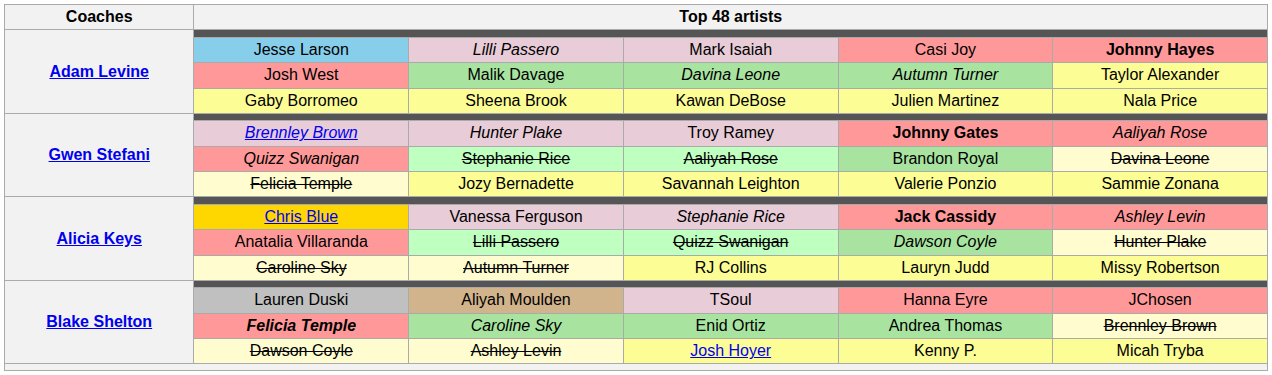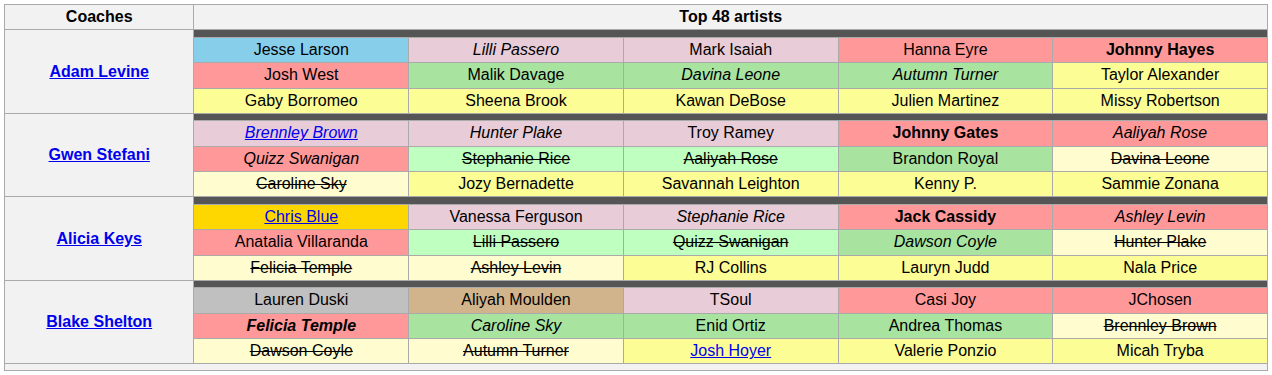(945, 49) Casi Joy -> (945, 49) Hanna Eyre
(1160, 100) Nala Price -> (1160, 100) Missy Robertson
(301, 184) Felicia Temple -> (301, 184) Caroline Sky
(945, 184) Valerie Ponzio -> (945, 184) Kenny P.
(301, 267) Caroline Sky -> (301, 267) Felicia Temple
(516, 267) Autumn Turner -> (516, 267) Ashley Levin
(1160, 267) Missy Robertson -> (1160, 267) Nala Price
(945, 300) Hanna Eyre -> (945, 300) Casi Joy
(516, 351) Ashley Levin -> (516, 351) Autumn Turner
(945, 351) Kenny P. -> (945, 351) Valerie Ponzio
